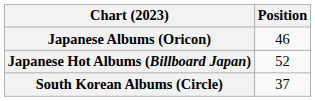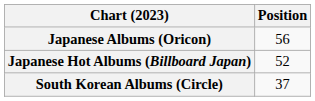(282, 38) 46 -> (282, 38) 56
